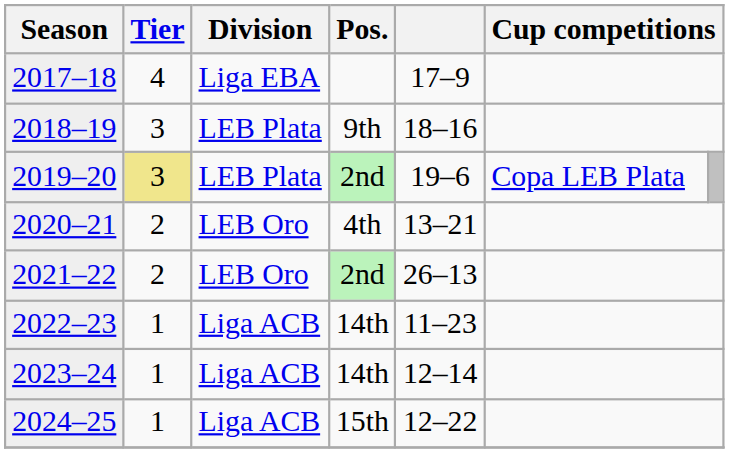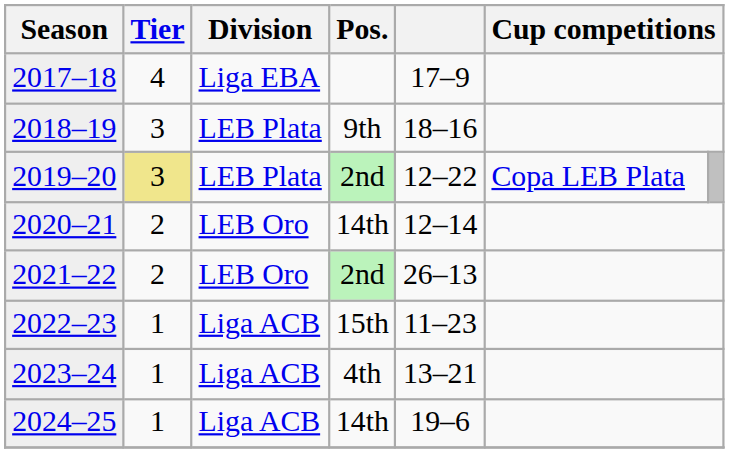(440, 176) 19–6 -> (440, 176) 12–22
(362, 225) 4th -> (362, 225) 14th
(440, 225) 13–21 -> (440, 225) 12–14
(362, 323) 14th -> (362, 323) 15th
(362, 372) 14th -> (362, 372) 4th
(440, 372) 12–14 -> (440, 372) 13–21
(362, 421) 15th -> (362, 421) 14th
(440, 421) 12–22 -> (440, 421) 19–6
